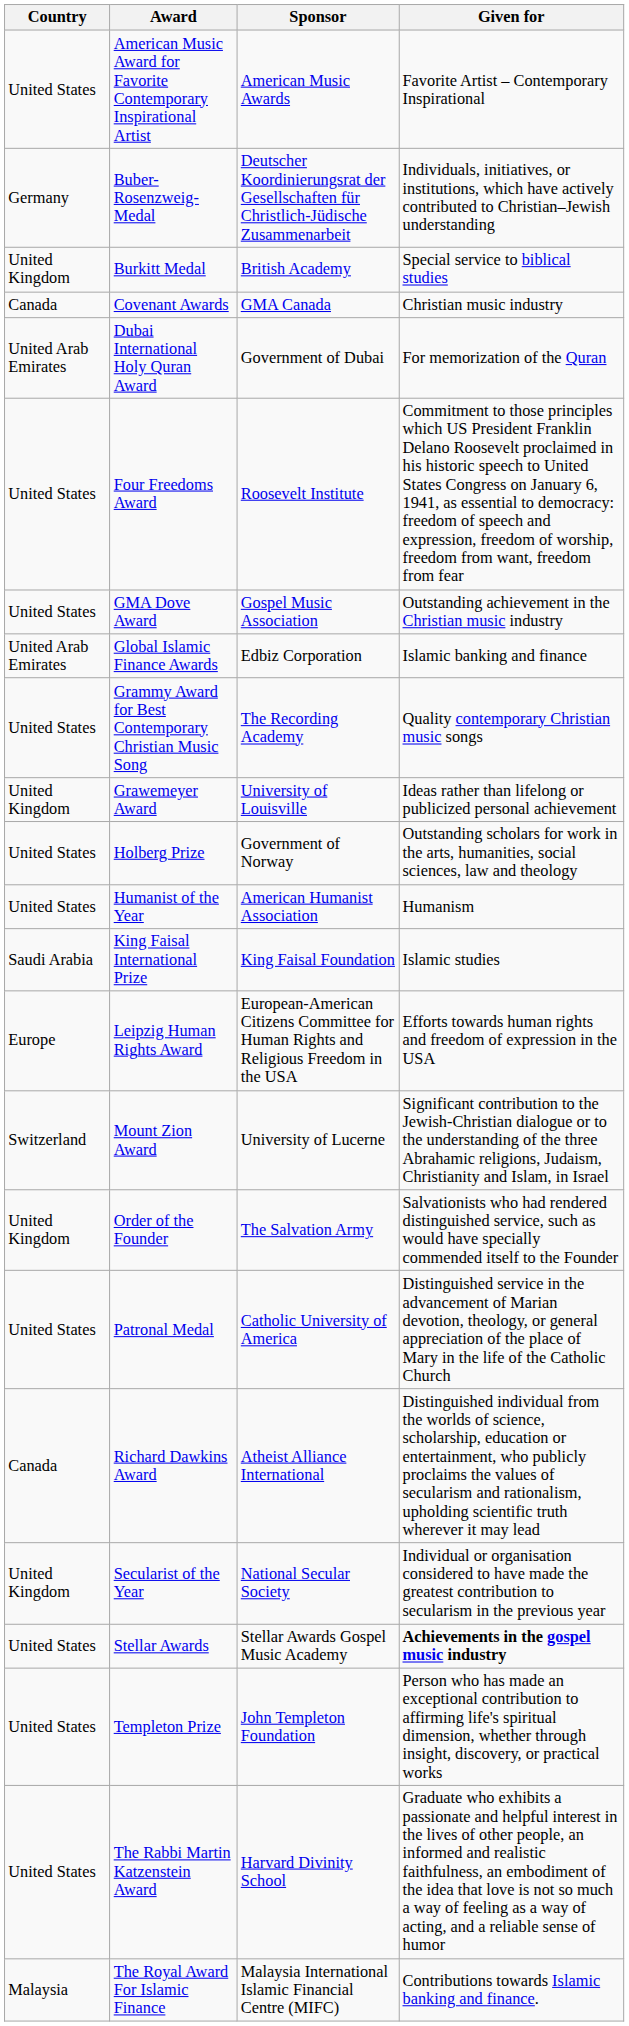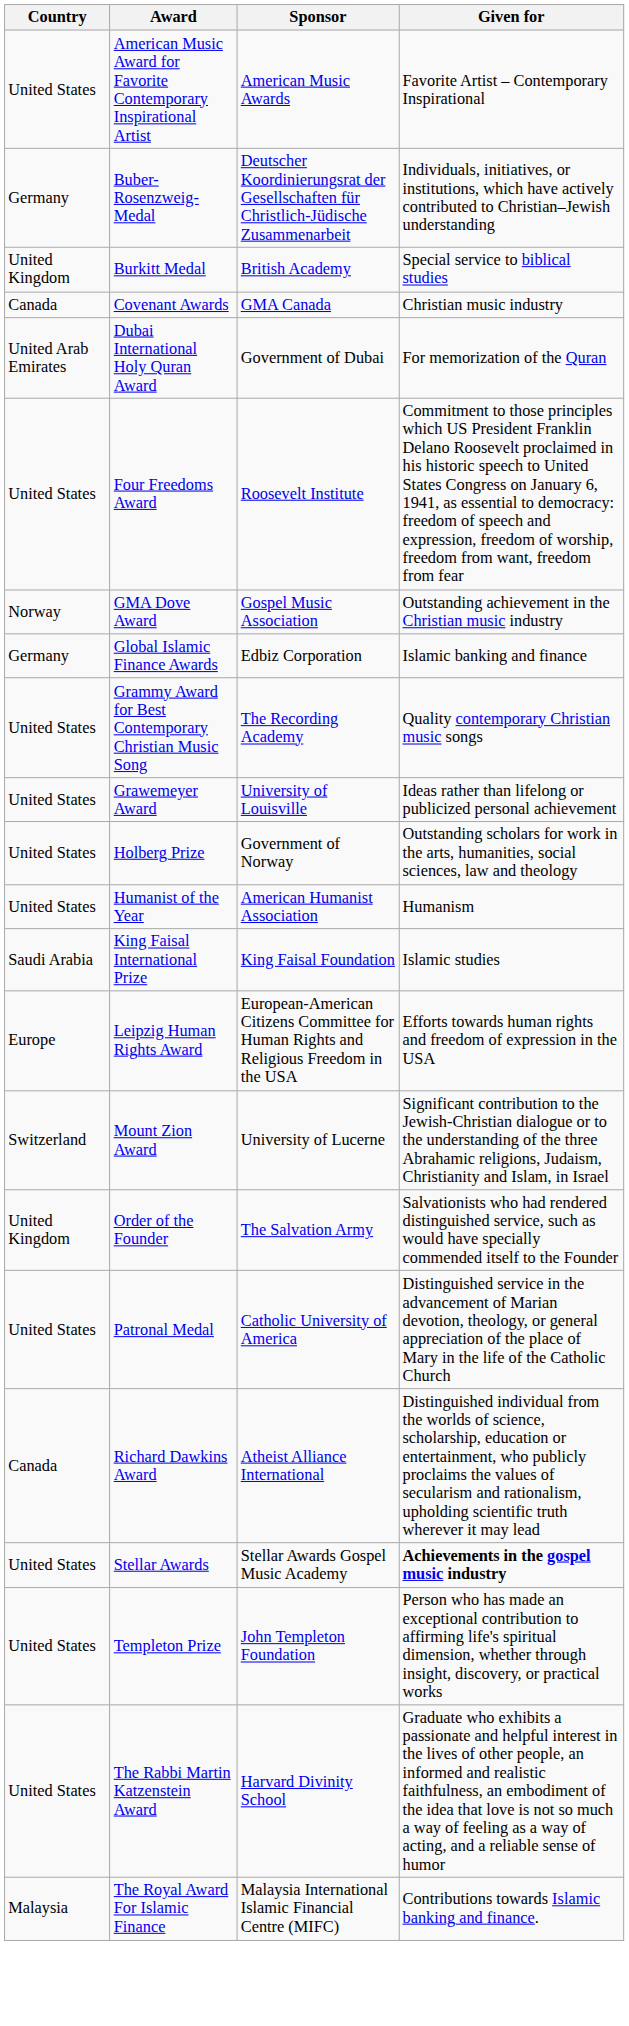(52, 611) United States -> (35, 611) Norway
(48, 655) United Arab Emirates -> (39, 655) Germany
(39, 799) United Kingdom -> (52, 799) United States
- row: (167, 1583)
